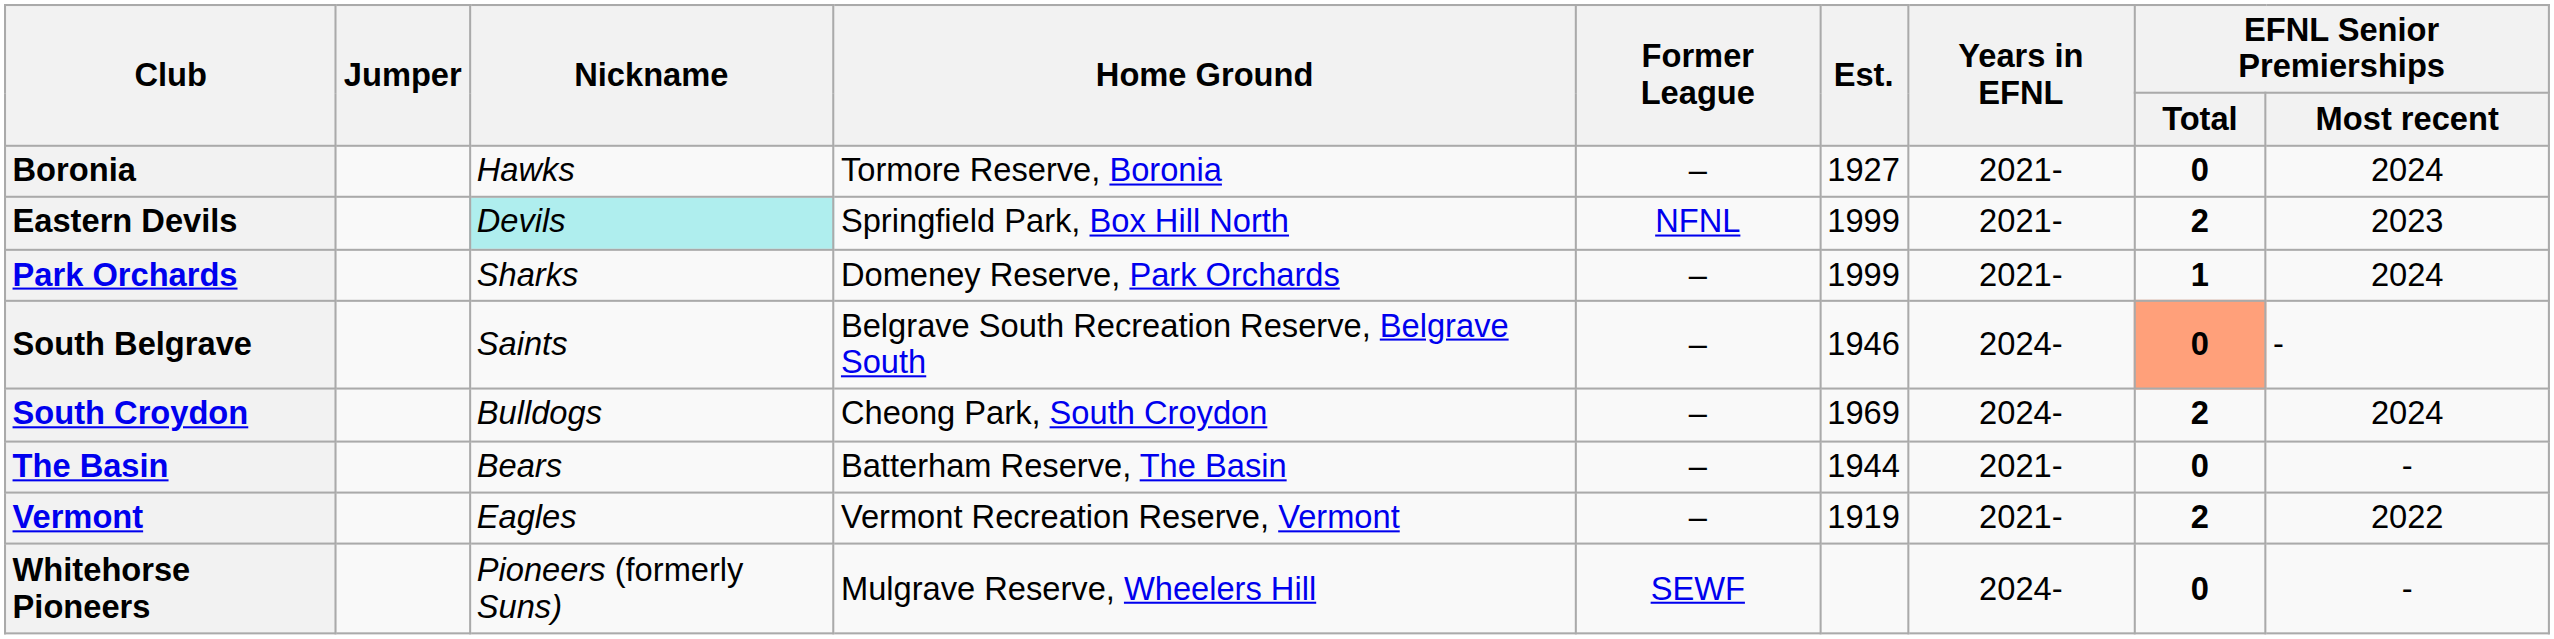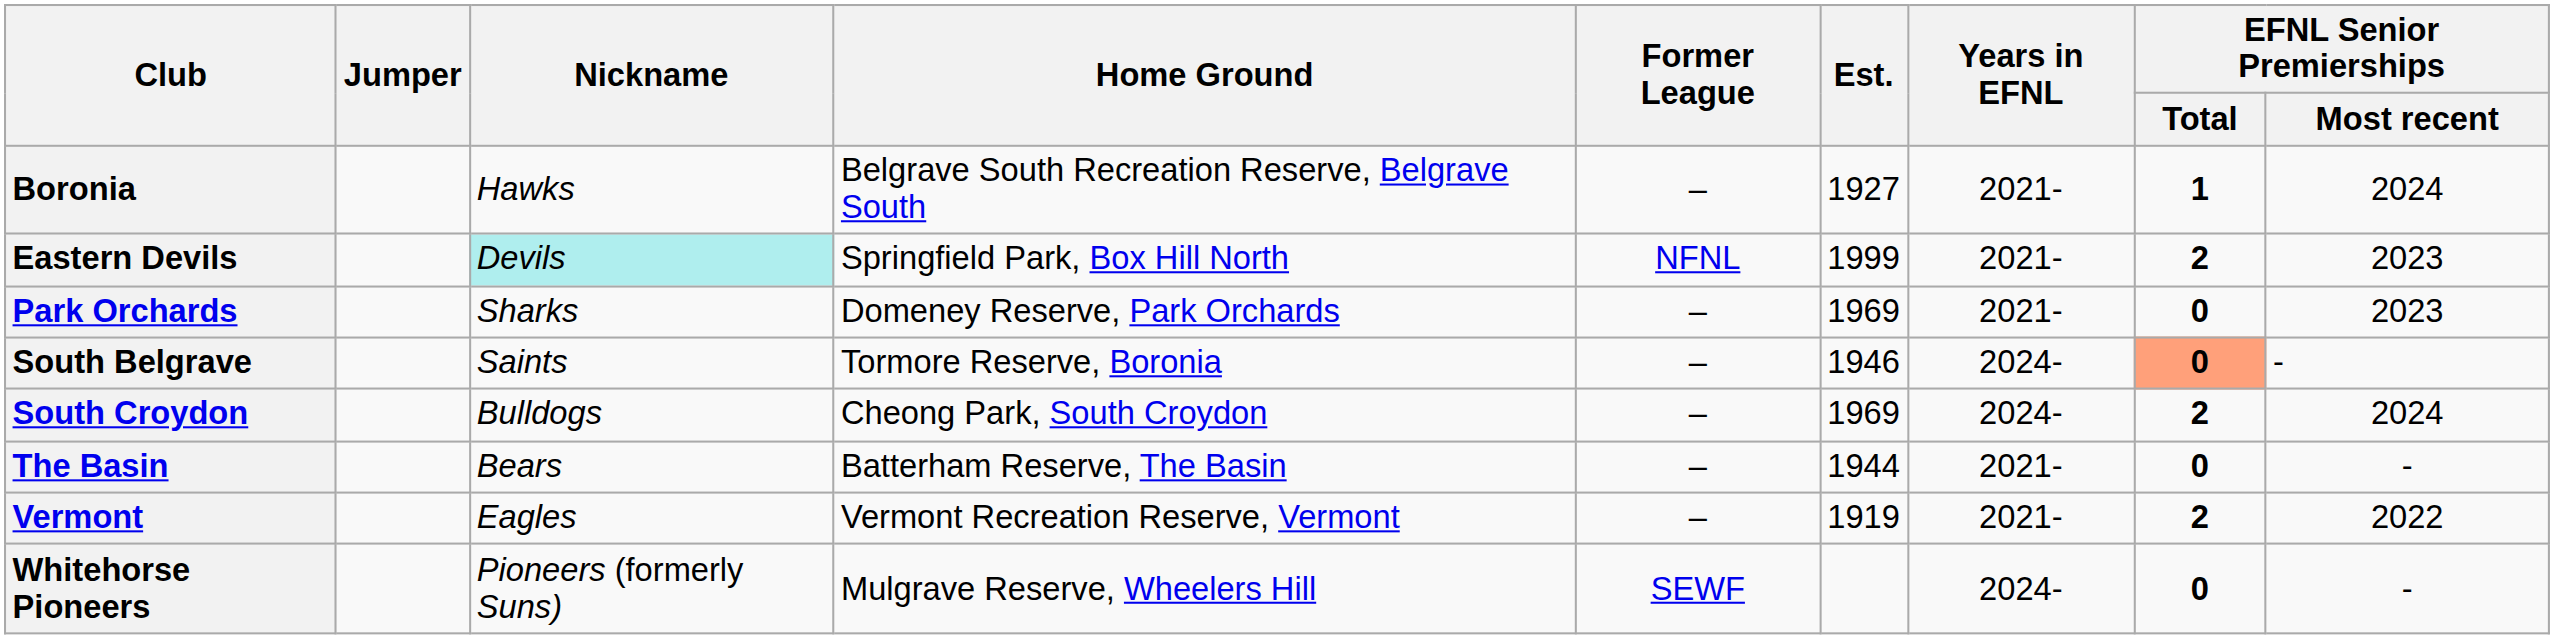(1031, 170) Tormore Reserve, Boronia -> (1175, 188) Belgrave South Recreation Reserve, Belgrave South
(2200, 170) 0 -> (2200, 188) 1
(1864, 274) 1999 -> (1864, 310) 1969
(2200, 274) 1 -> (2200, 310) 0
(2407, 274) 2024 -> (2407, 310) 2023
(1175, 344) Belgrave South Recreation Reserve, Belgrave South -> (1031, 362) Tormore Reserve, Boronia
